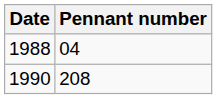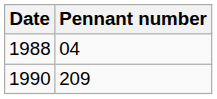(75, 78) 208 -> (75, 78) 209
